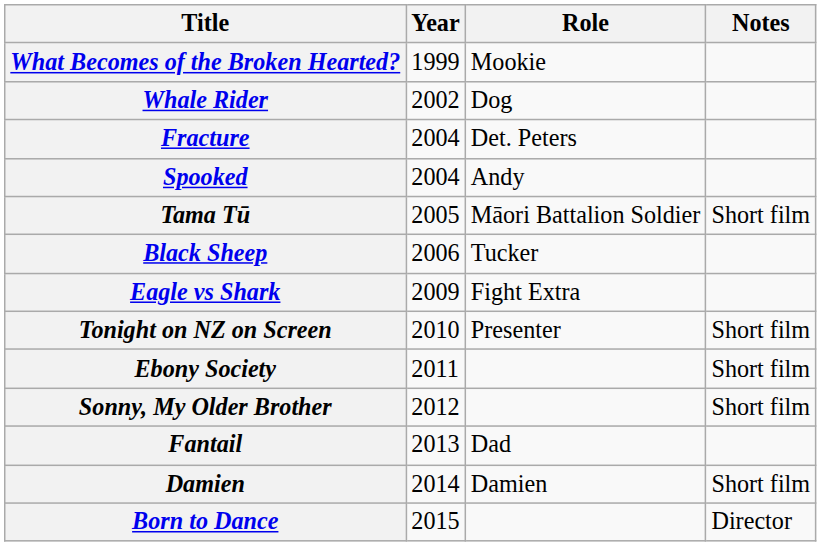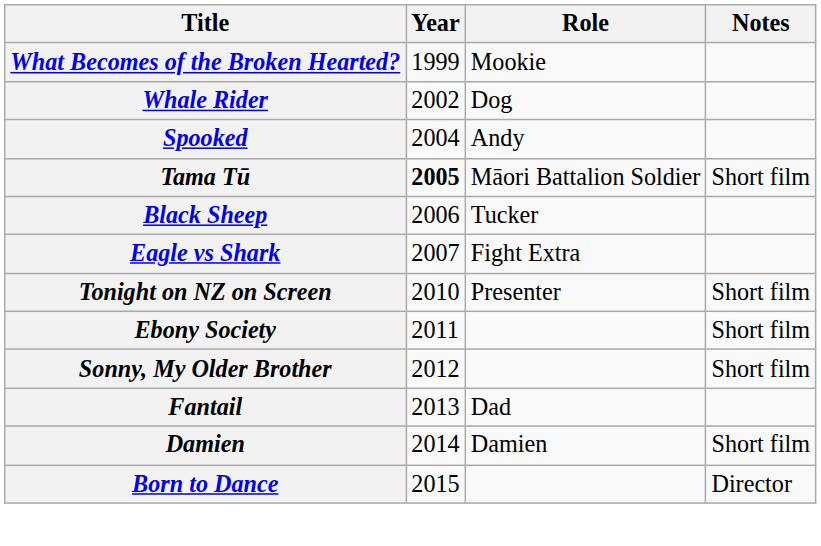- row: (205, 138)
(436, 215) normal -> (436, 176) bold
(436, 291) 2009 -> (436, 253) 2007
